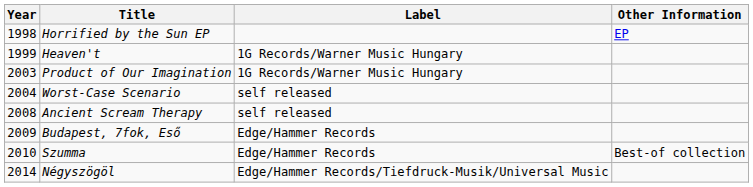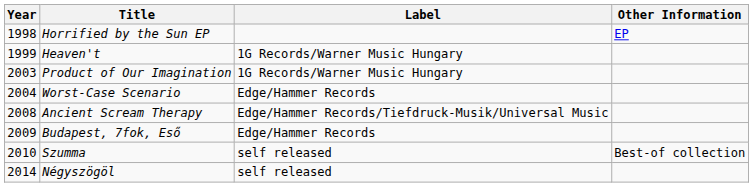(285, 93) self released -> (306, 93) Edge/Hammer Records
(285, 113) self released -> (423, 113) Edge/Hammer Records/Tiefdruck-Musik/Universal Music
(306, 152) Edge/Hammer Records -> (285, 152) self released
(423, 172) Edge/Hammer Records/Tiefdruck-Musik/Universal Music -> (285, 172) self released
